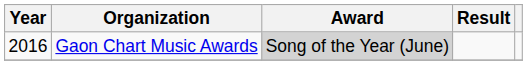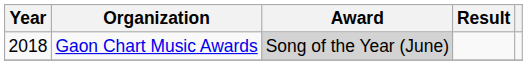(28, 45) 2016 -> (28, 45) 2018
